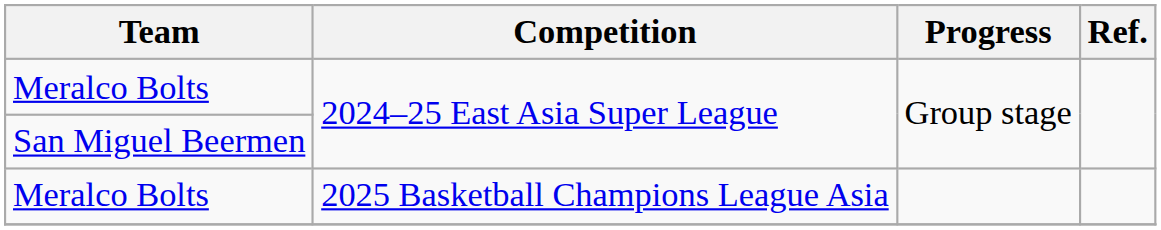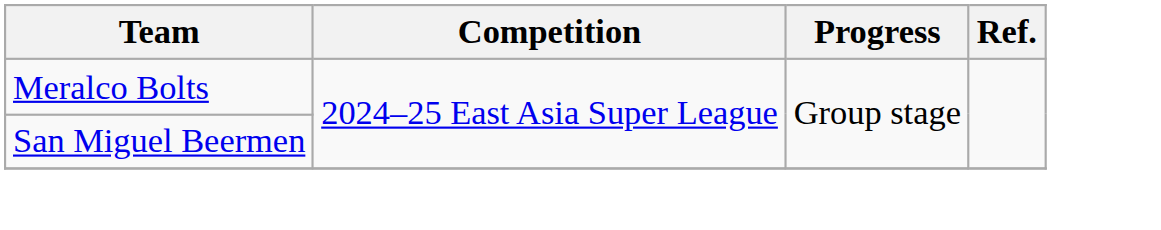- row: (111, 195)
